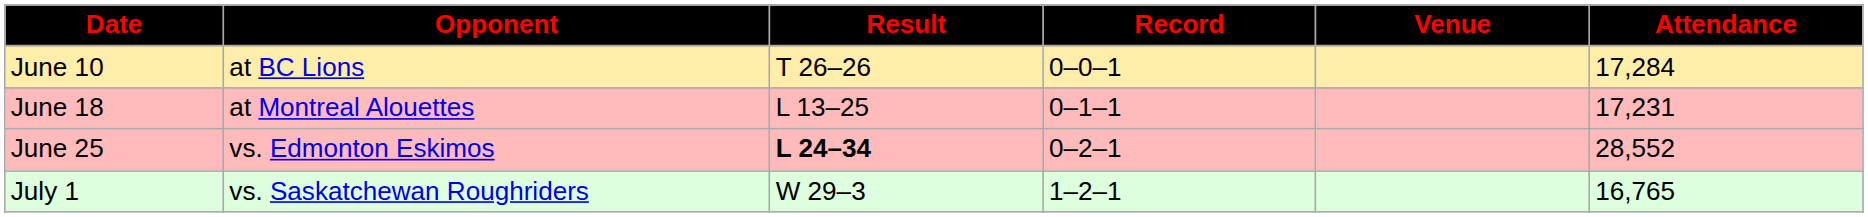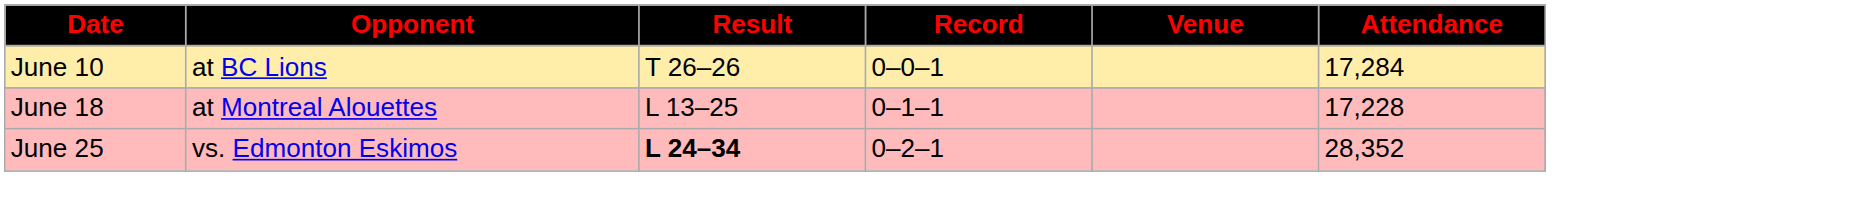(1635, 107) 17,231 -> (1364, 107) 17,228
(1635, 149) 28,552 -> (1364, 149) 28,352
- row: (45, 190)
